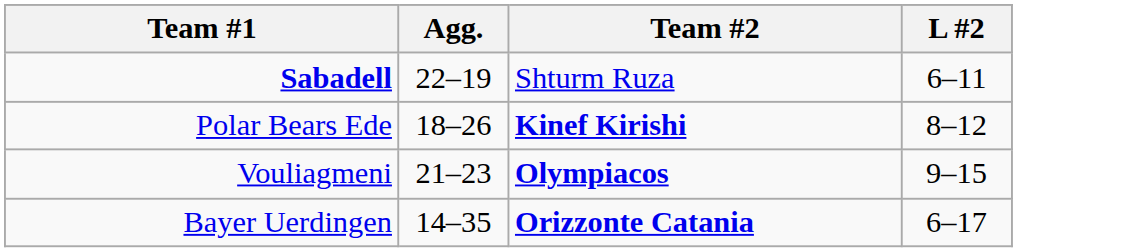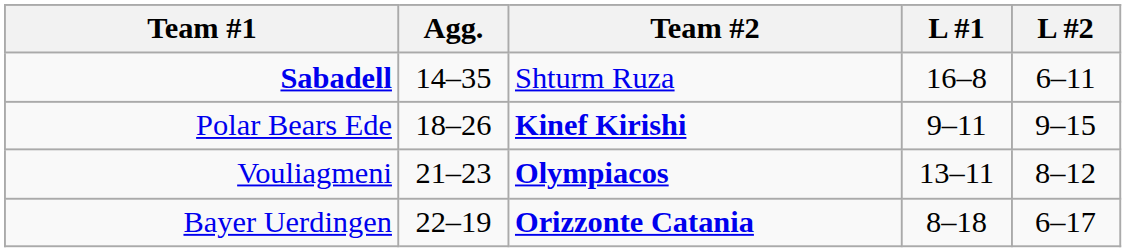+ column: (956, 28)
(453, 76) 22–19 -> (453, 76) 14–35
(956, 125) 8–12 -> (1066, 125) 9–15
(956, 173) 9–15 -> (1066, 173) 8–12
(453, 221) 14–35 -> (453, 221) 22–19
